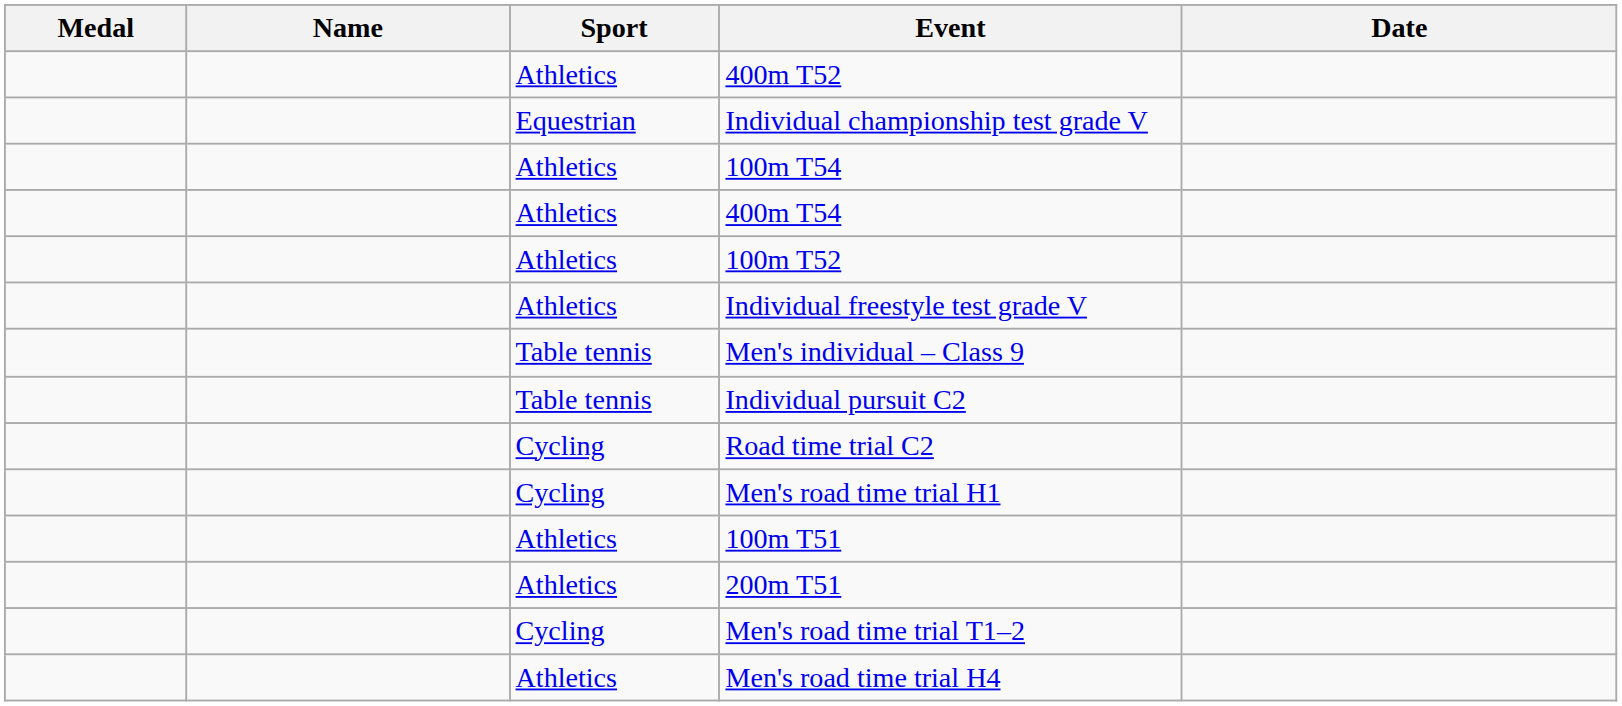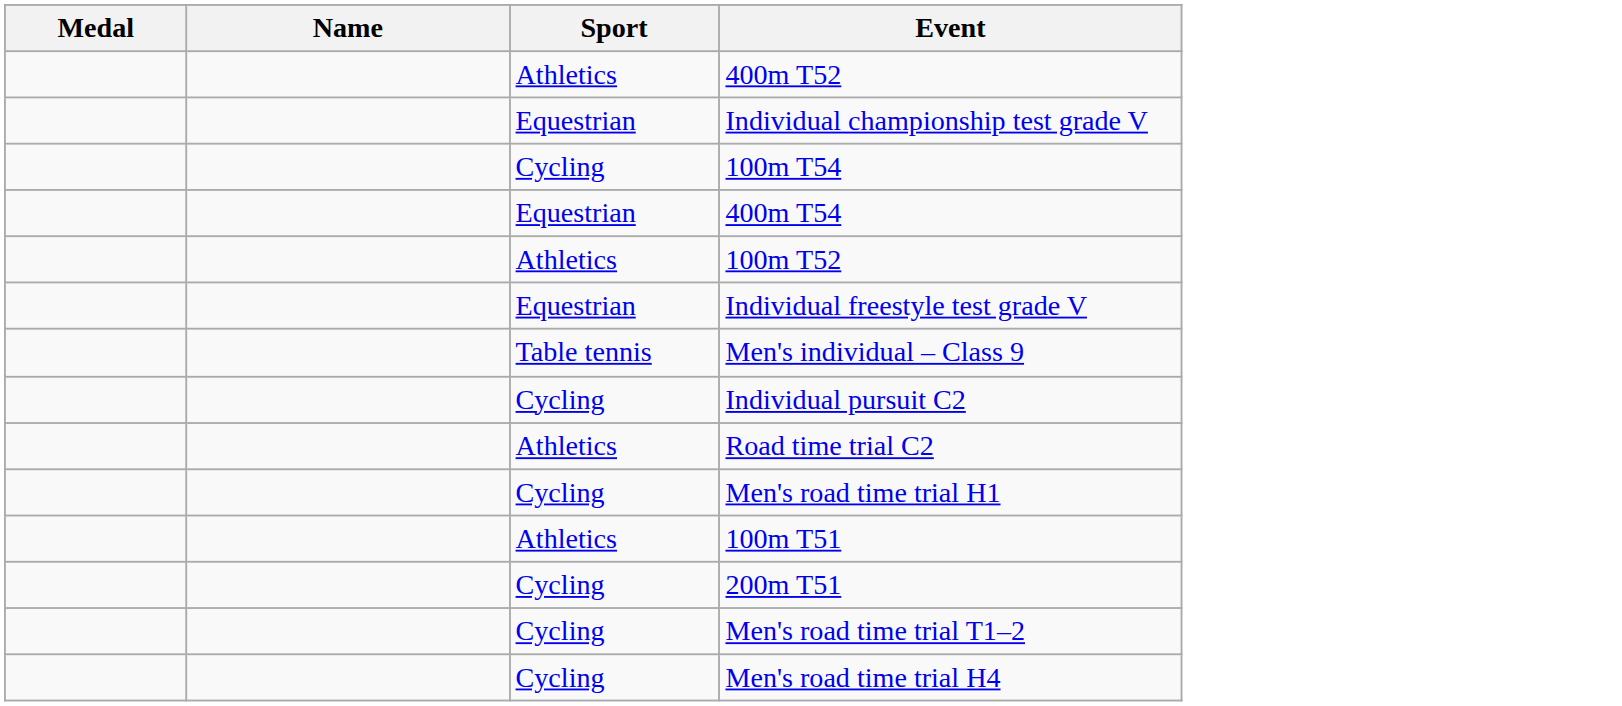- column: (1399, 27)
(566, 166) Athletics -> (560, 166) Cycling
(566, 213) Athletics -> (576, 213) Equestrian
(566, 306) Athletics -> (576, 306) Equestrian
(584, 398) Table tennis -> (560, 398) Cycling
(560, 445) Cycling -> (566, 445) Athletics
(566, 584) Athletics -> (560, 584) Cycling
(566, 676) Athletics -> (560, 676) Cycling
